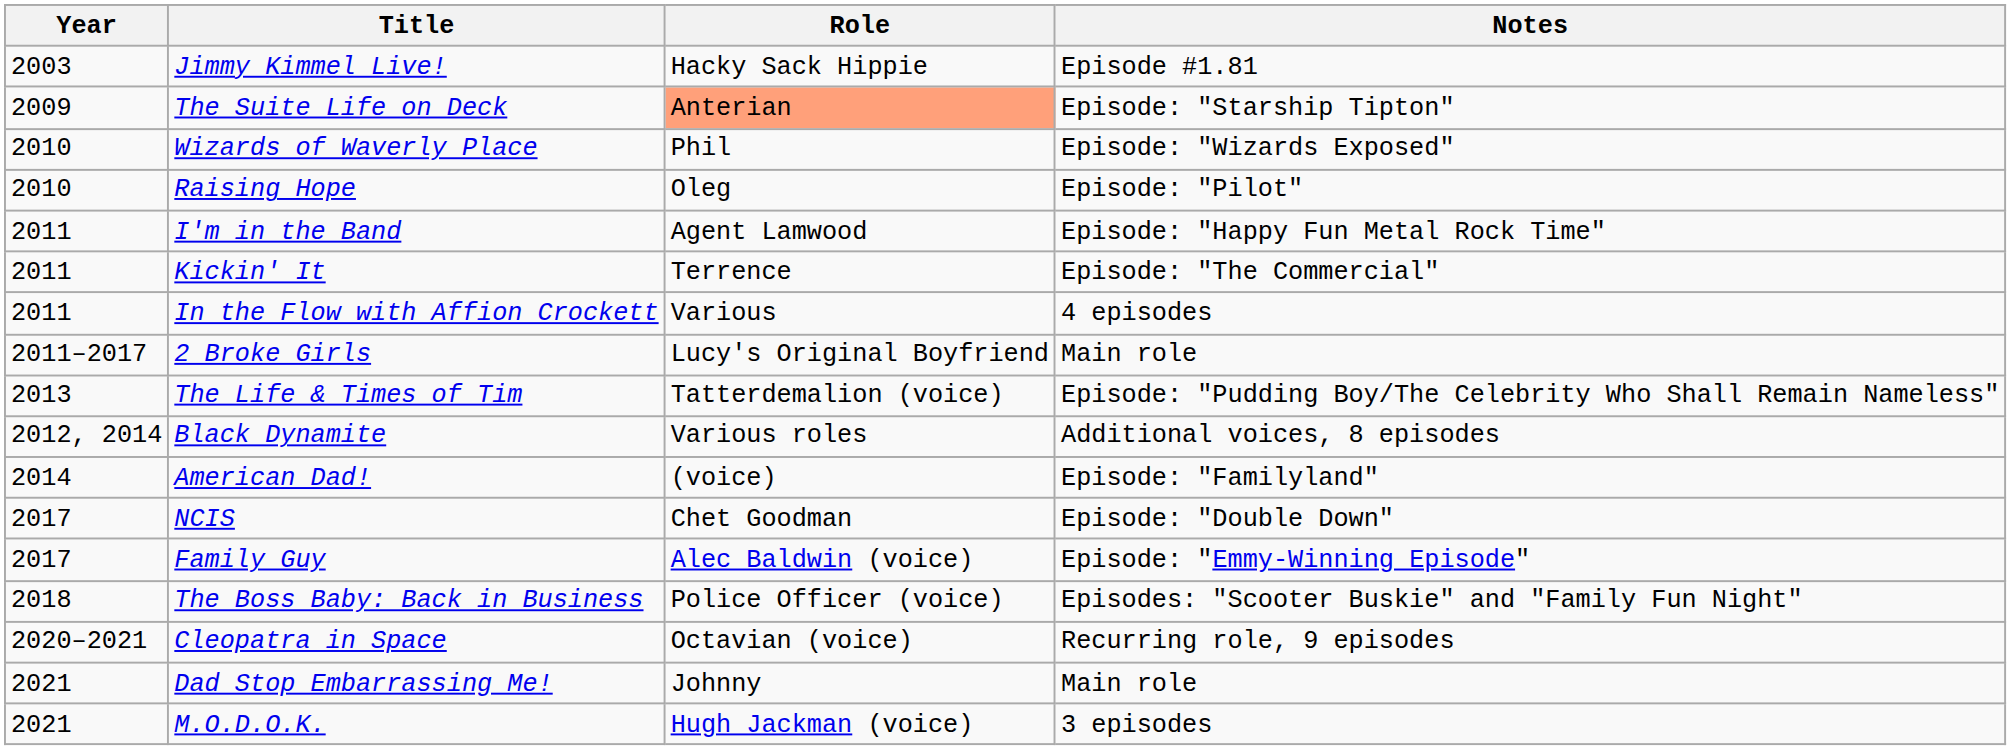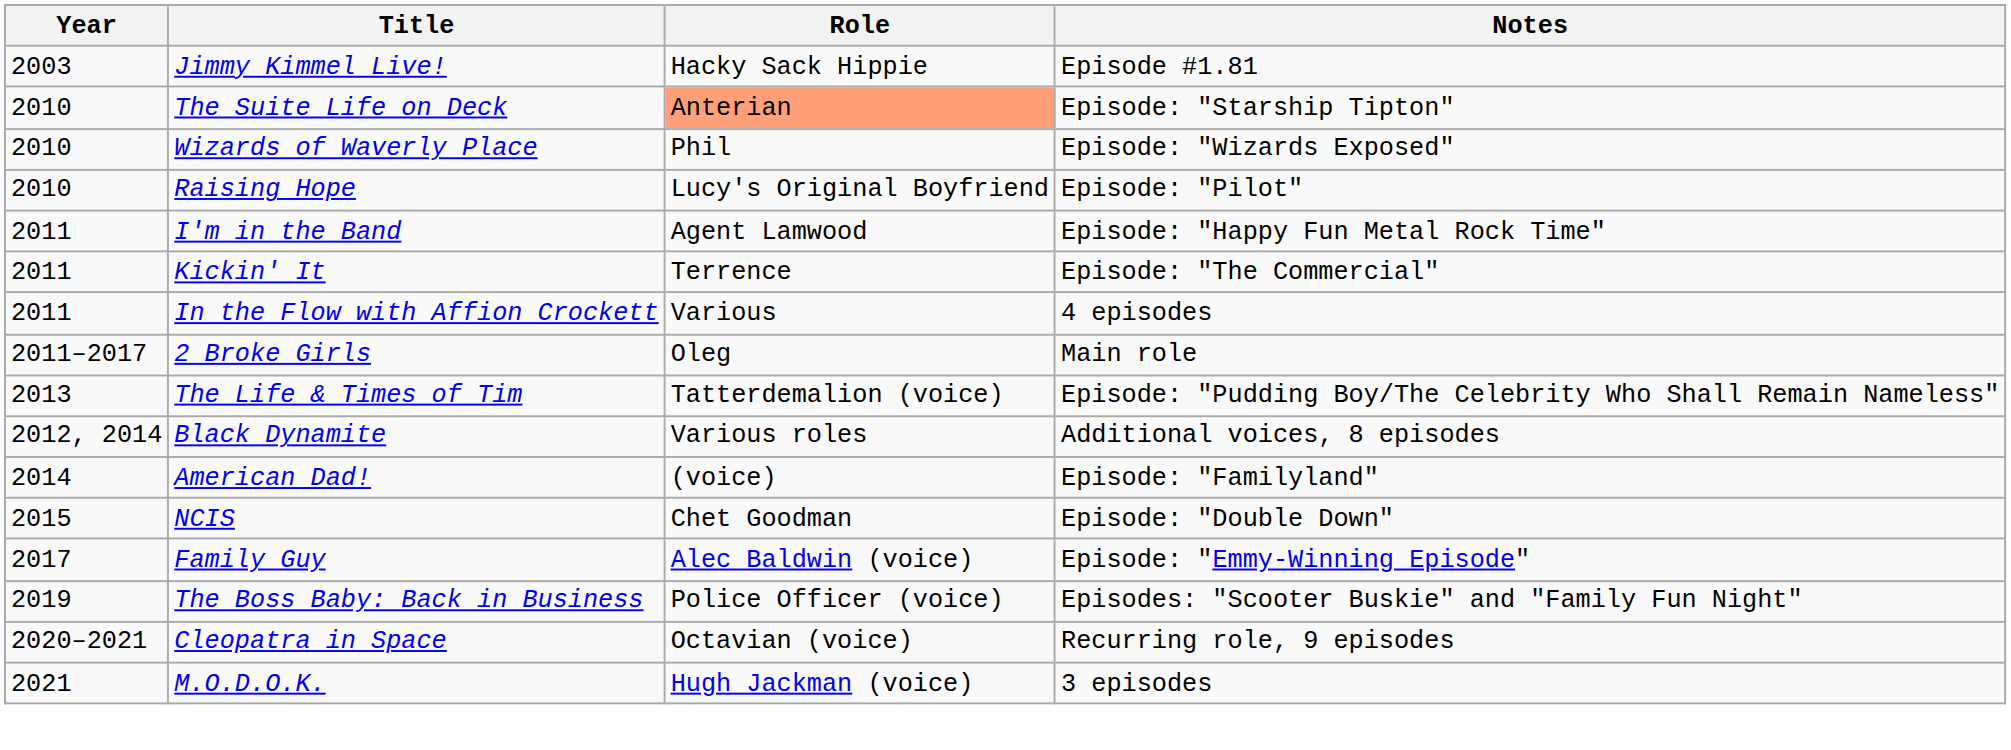(41, 108) 2009 -> (41, 108) 2010
(701, 190) Oleg -> (860, 190) Lucy's Original Boyfriend
(860, 354) Lucy's Original Boyfriend -> (701, 354) Oleg
(41, 519) 2017 -> (41, 519) 2015
(41, 601) 2018 -> (41, 601) 2019
- row: (364, 683)
